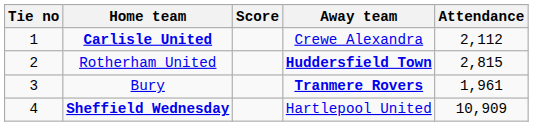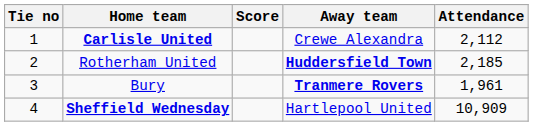(481, 63) 2,815 -> (481, 63) 2,185
